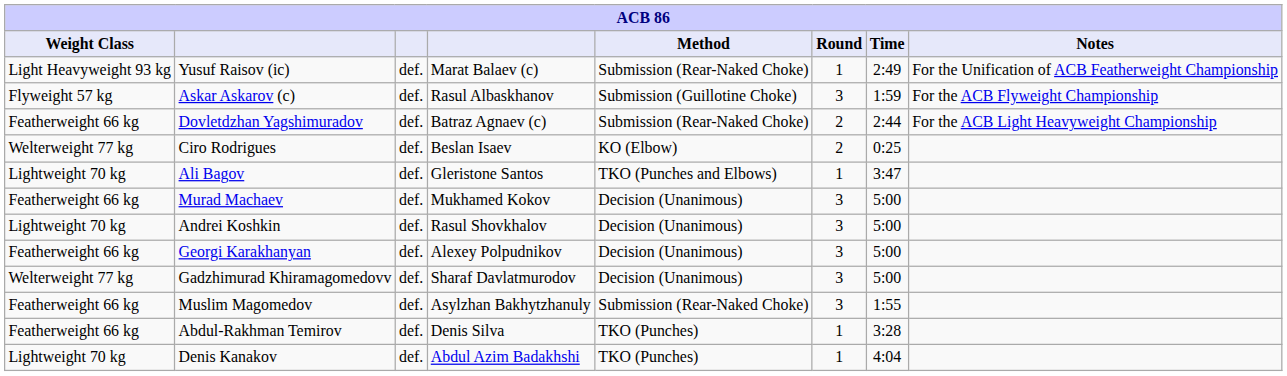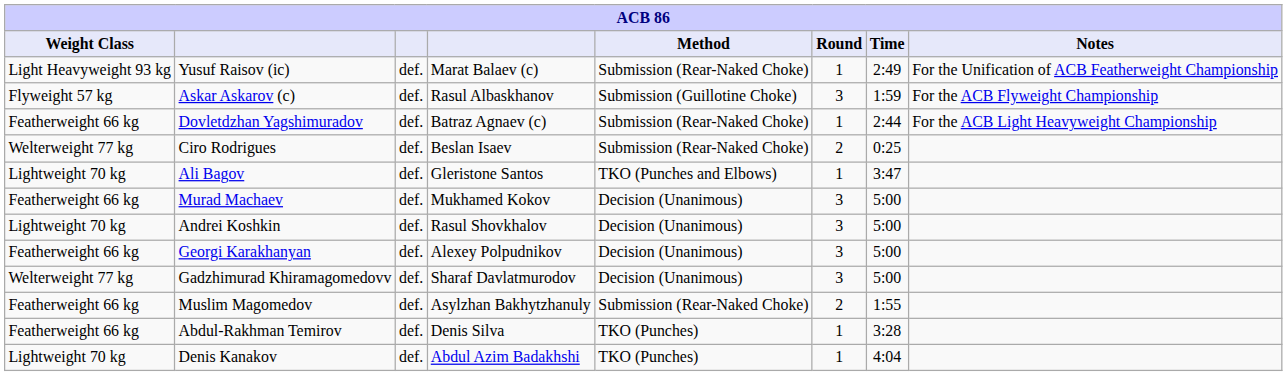(839, 121) 2 -> (839, 121) 1
(638, 148) KO (Elbow) -> (703, 148) Submission (Rear-Naked Choke)
(839, 305) 3 -> (839, 305) 2
